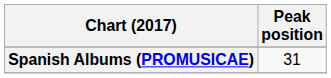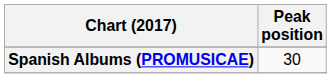(292, 60) 31 -> (292, 60) 30
